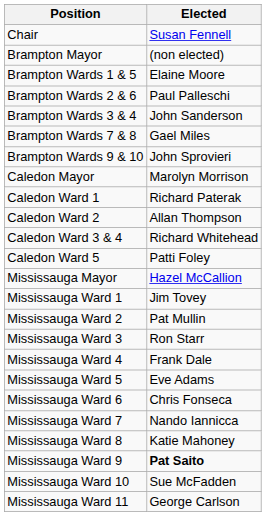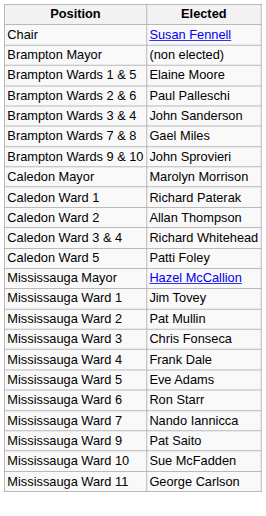(177, 339) Ron Starr -> (191, 339) Chris Fonseca
(191, 400) Chris Fonseca -> (177, 400) Ron Starr
- row: (65, 440)
(177, 461) bold -> (175, 440) normal
